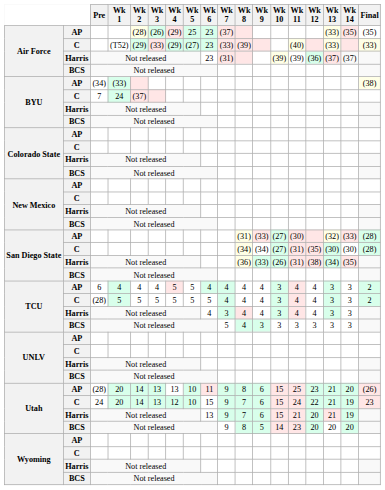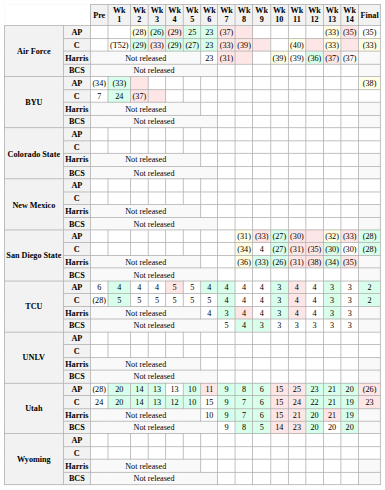(262, 249) (34) -> (262, 249) 4
(209, 415) 13 -> (209, 415) 10
